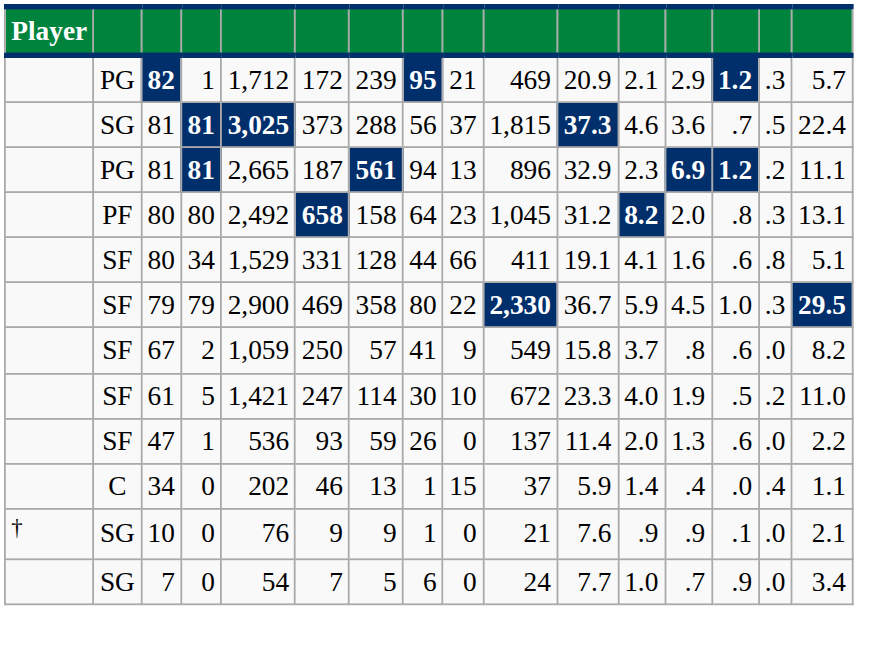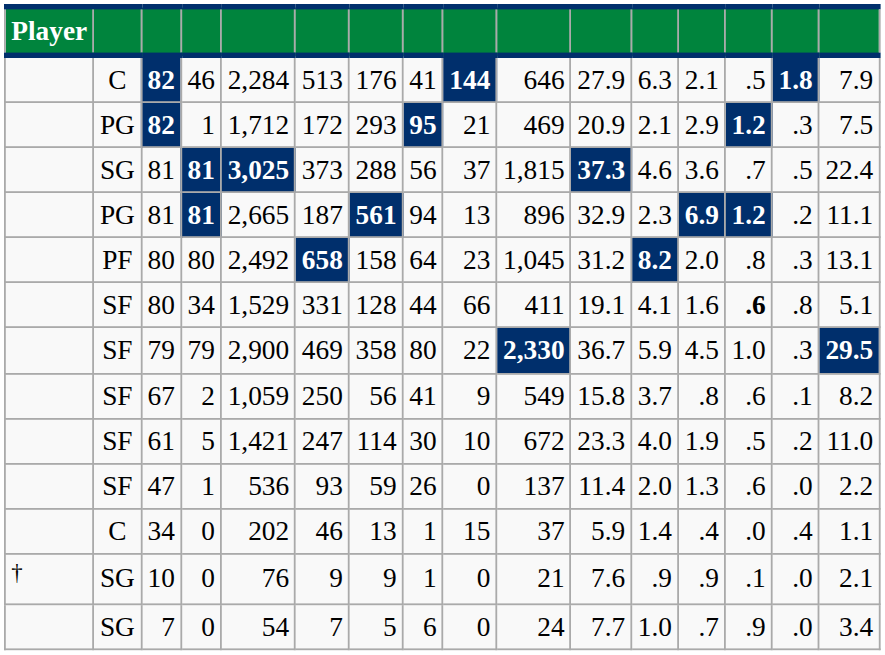+ row: (161, 79)
(376, 79) 239 -> (376, 124) 293
(829, 79) 5.7 -> (856, 124) 7.5
(742, 260) normal -> (756, 305) bold
(383, 350) 57 -> (383, 395) 56
(775, 350) .0 -> (802, 395) .1
